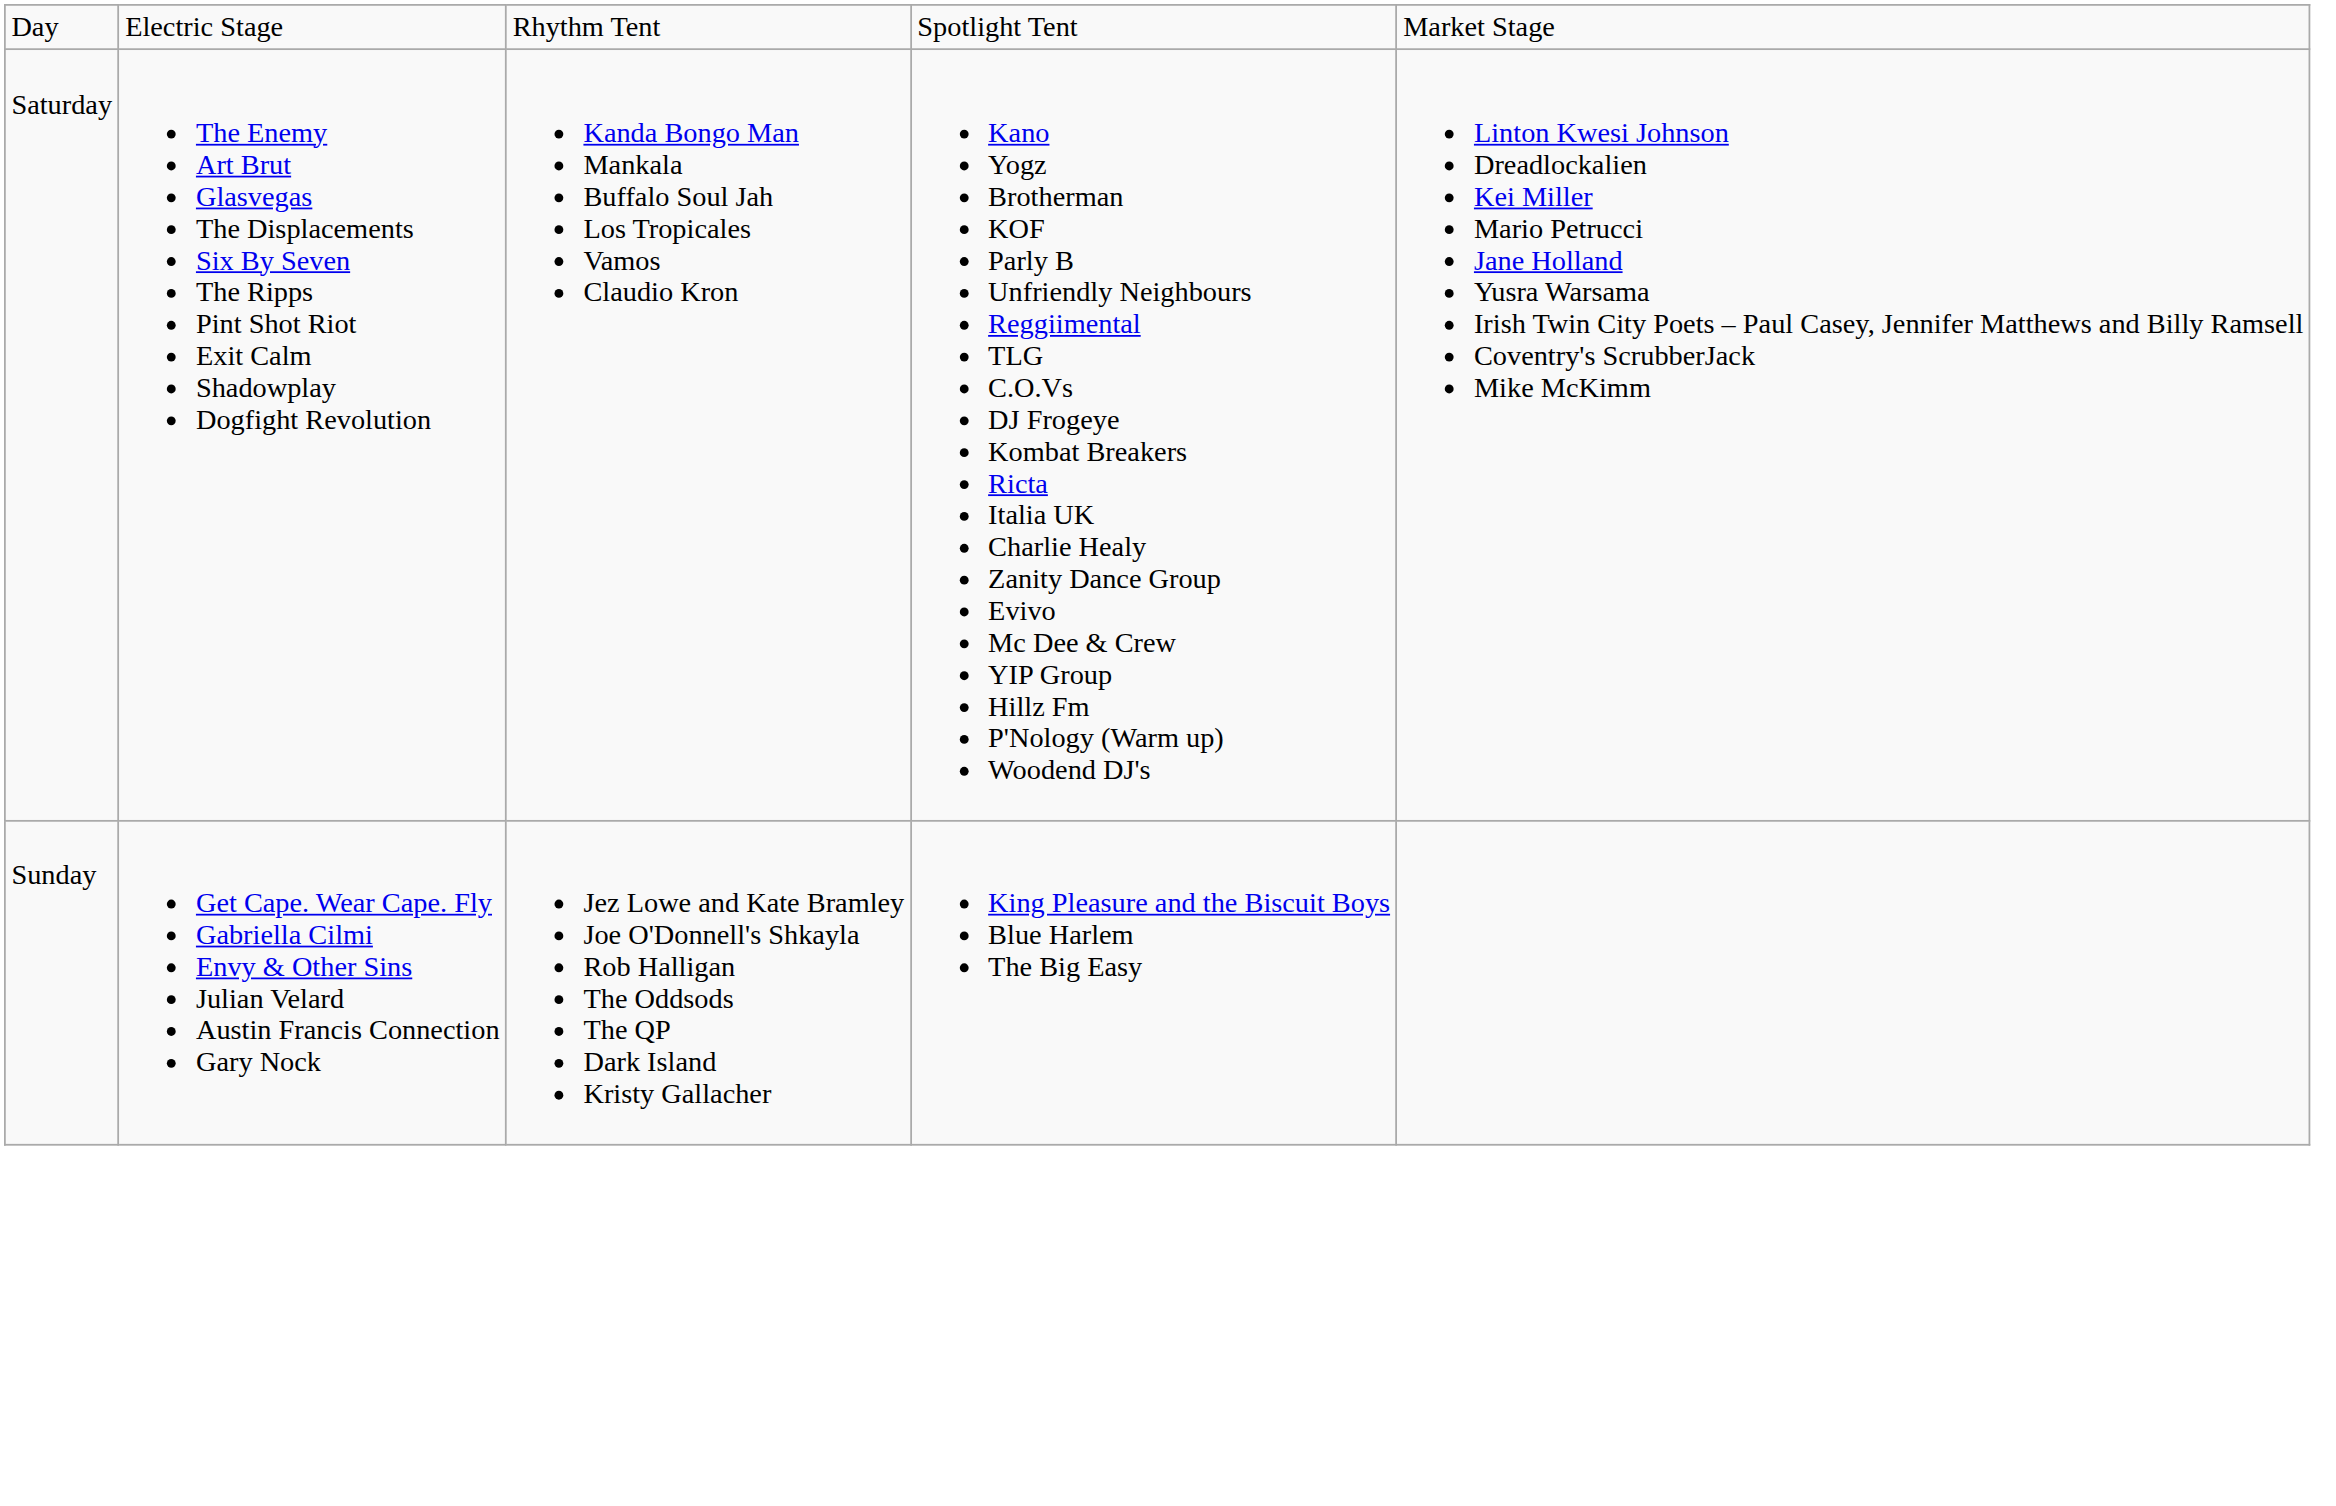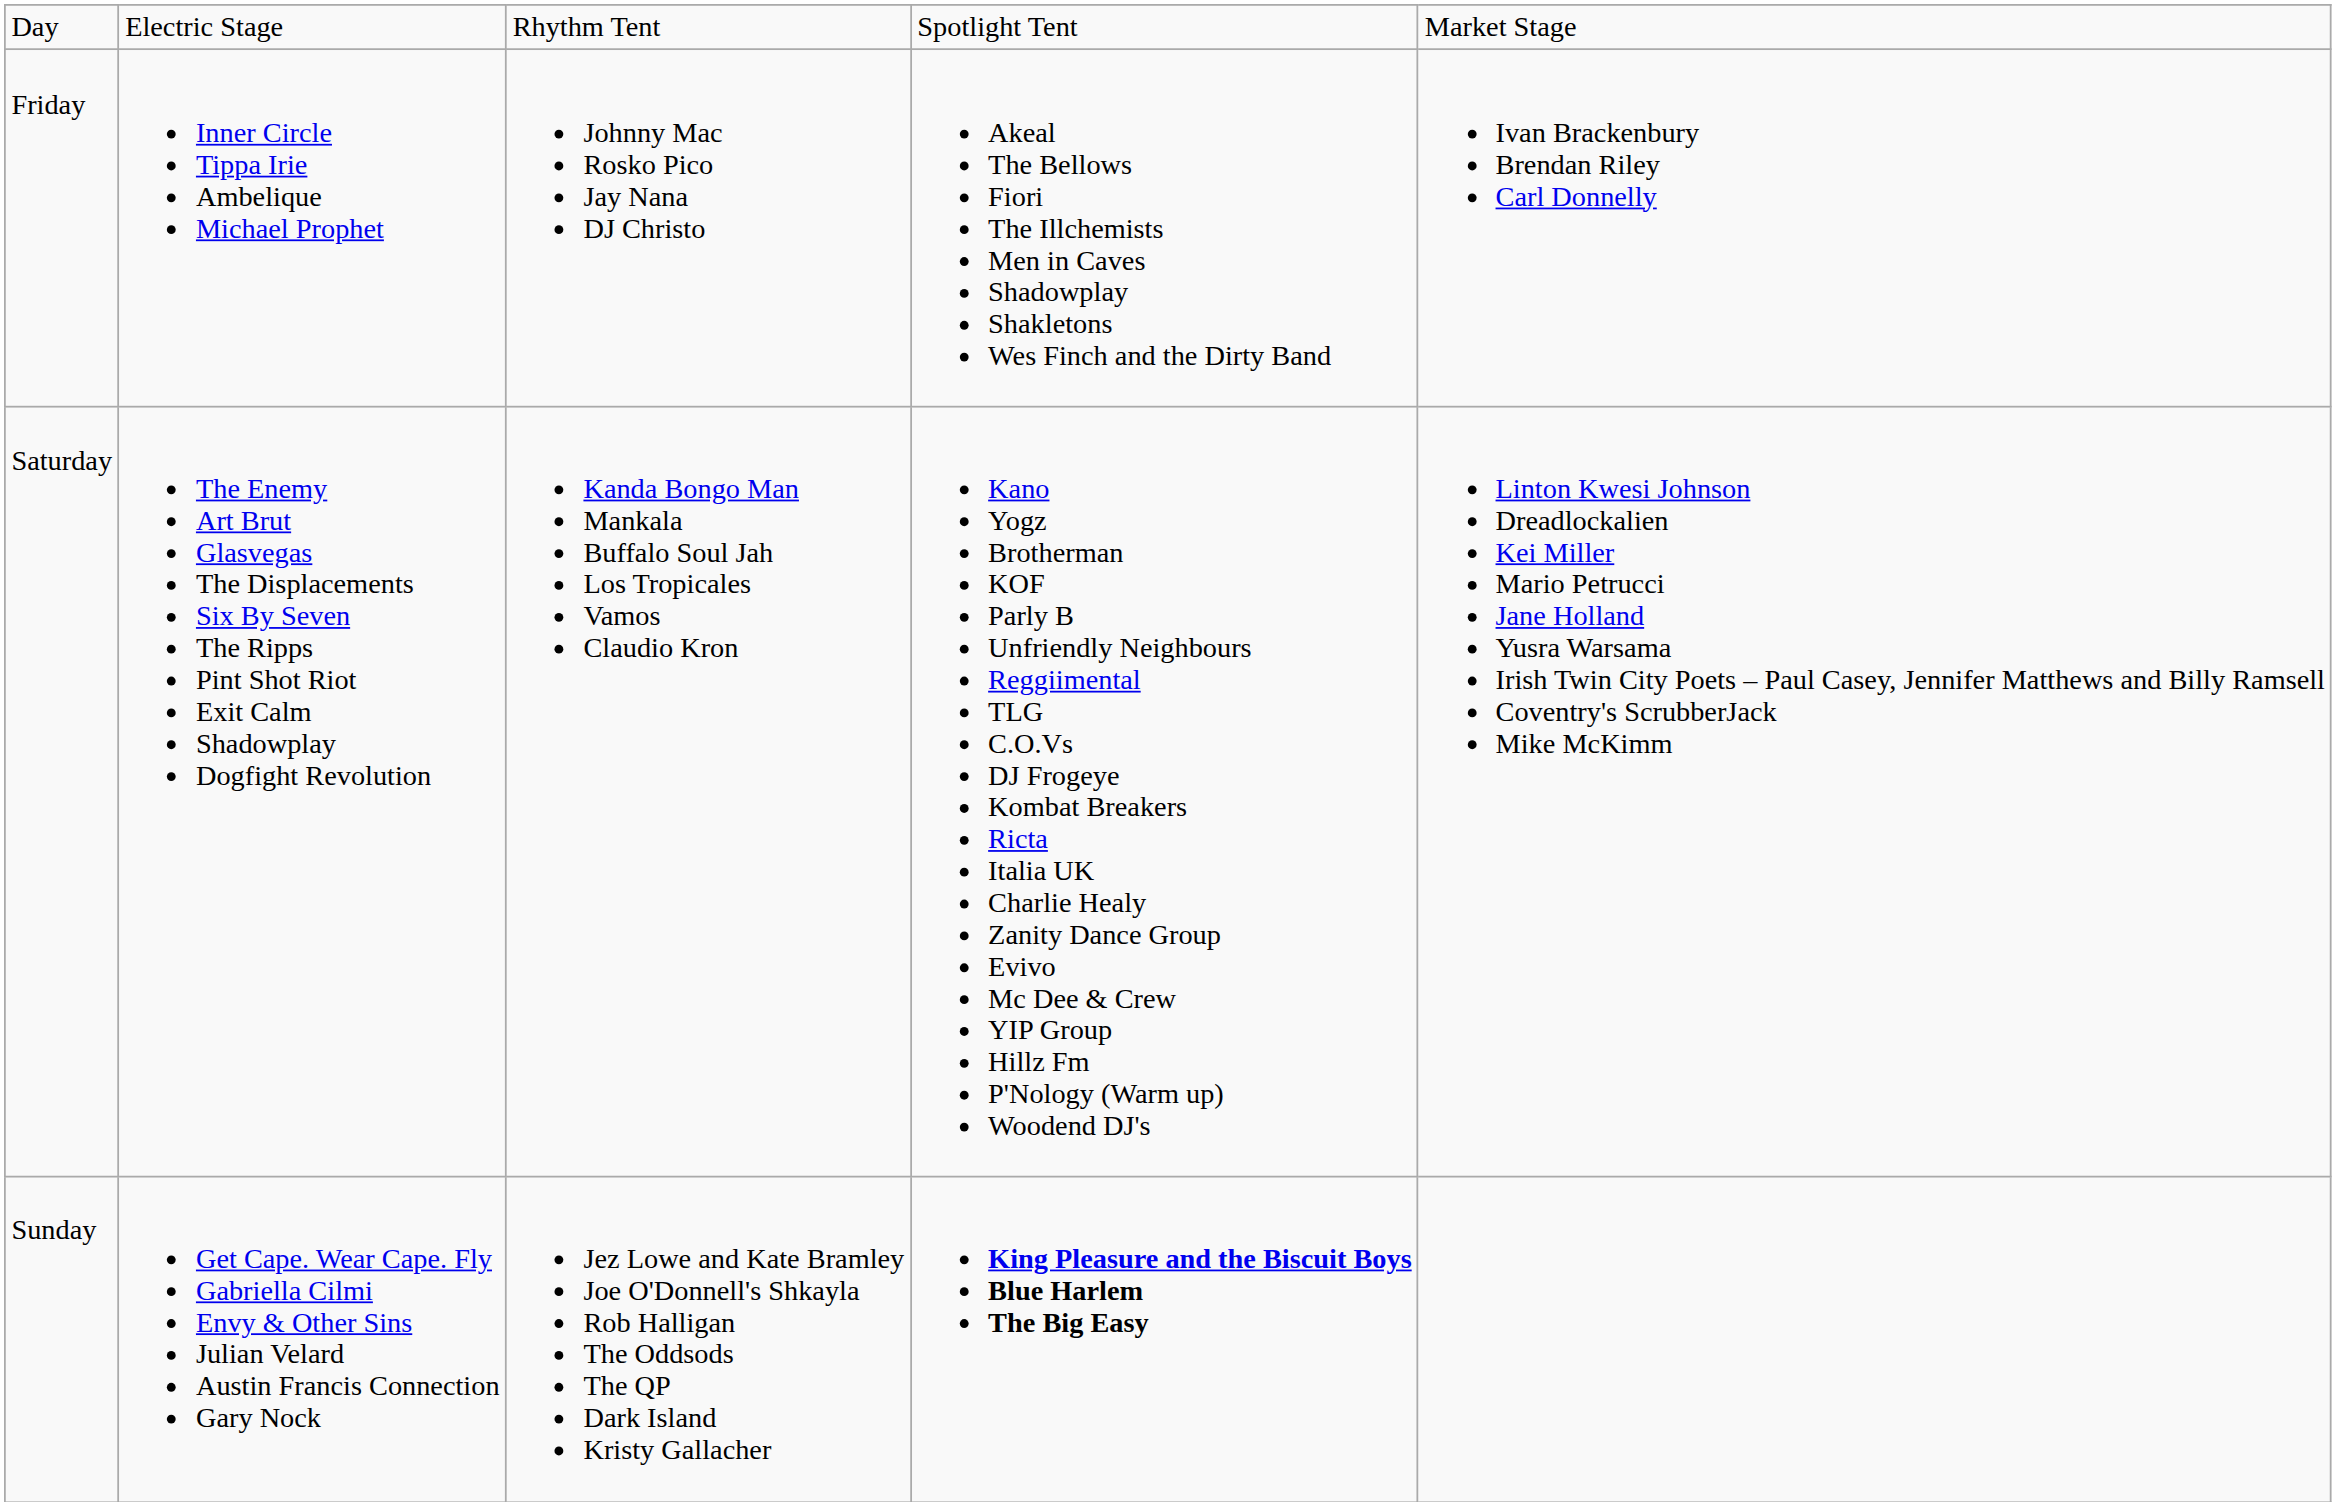+ row: (48, 103)
(1154, 935) normal -> (1164, 1291) bold
